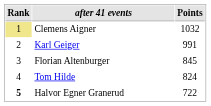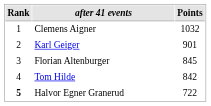(19, 29) khaki background -> (19, 29) no background
(190, 45) 991 -> (190, 45) 901
(190, 77) 824 -> (190, 77) 842
